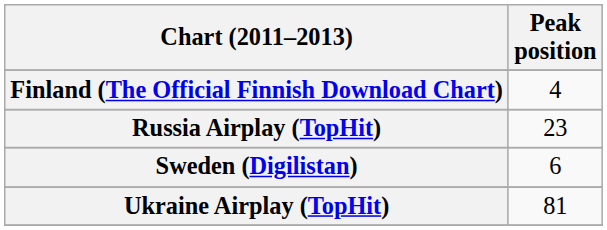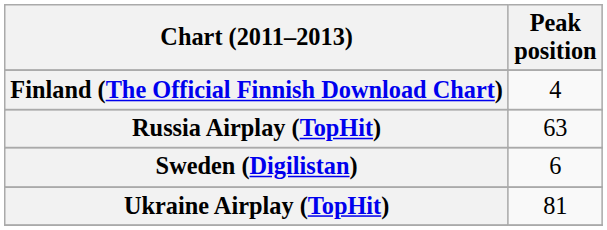(555, 128) 23 -> (555, 128) 63
